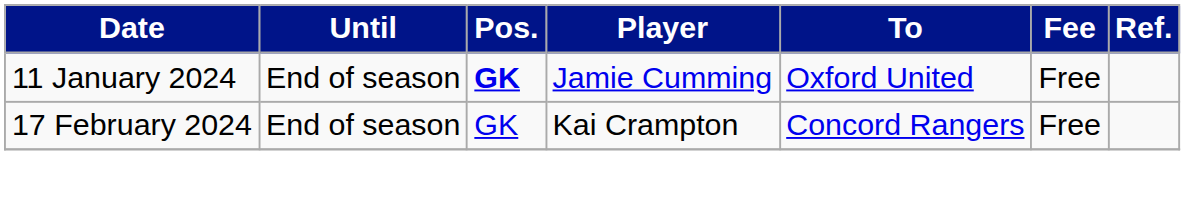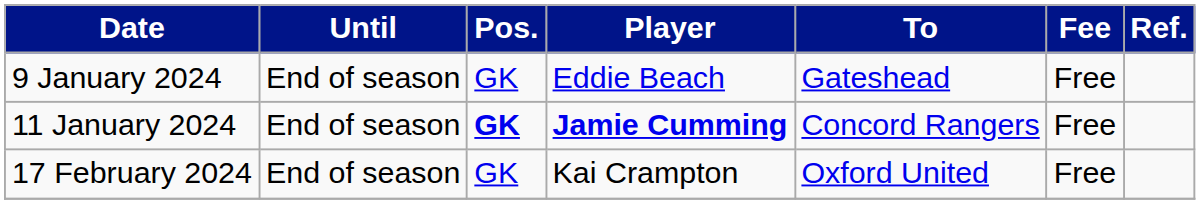+ row: (117, 76)
(662, 76) normal -> (670, 125) bold
(880, 76) Oxford United -> (921, 125) Concord Rangers
(905, 125) Concord Rangers -> (895, 173) Oxford United
